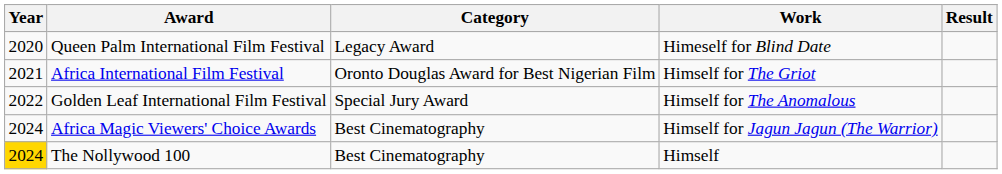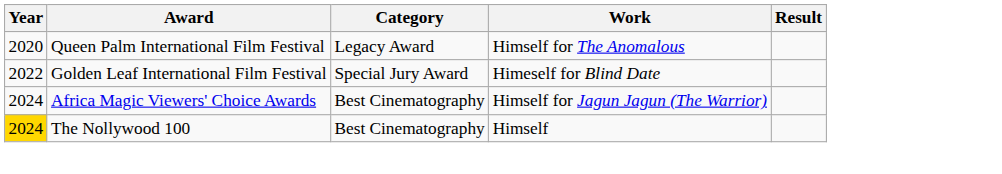(747, 45) Himeself for Blind Date -> (589, 45) Himself for The Anomalous
- row: (167, 73)
(759, 100) Himself for The Anomalous -> (576, 73) Himeself for Blind Date
